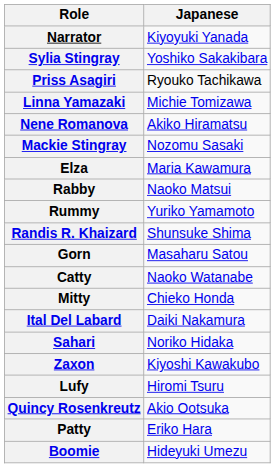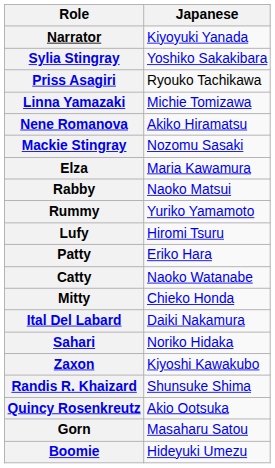rows swapped: (74, 386) <-> (74, 233)
rows swapped: (74, 430) <-> (74, 255)
